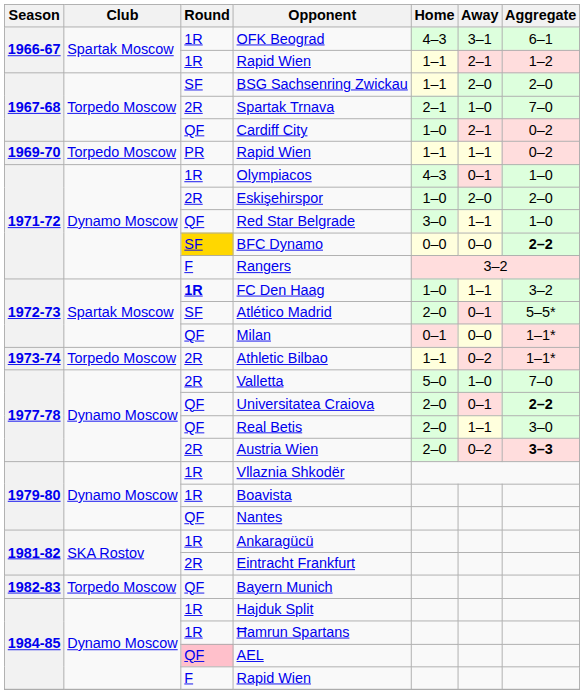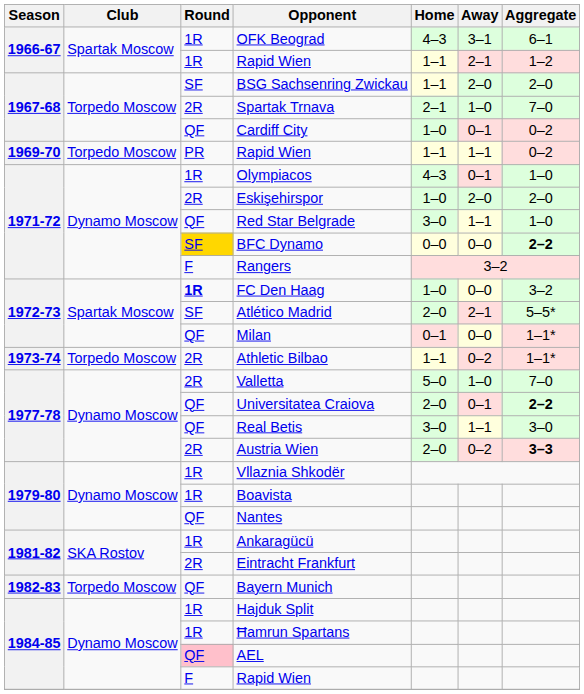(480, 130) 2–1 -> (480, 130) 0–1
(480, 289) 1–1 -> (480, 289) 0–0
(480, 312) 0–1 -> (480, 312) 2–1
(434, 426) 2–0 -> (434, 426) 3–0
